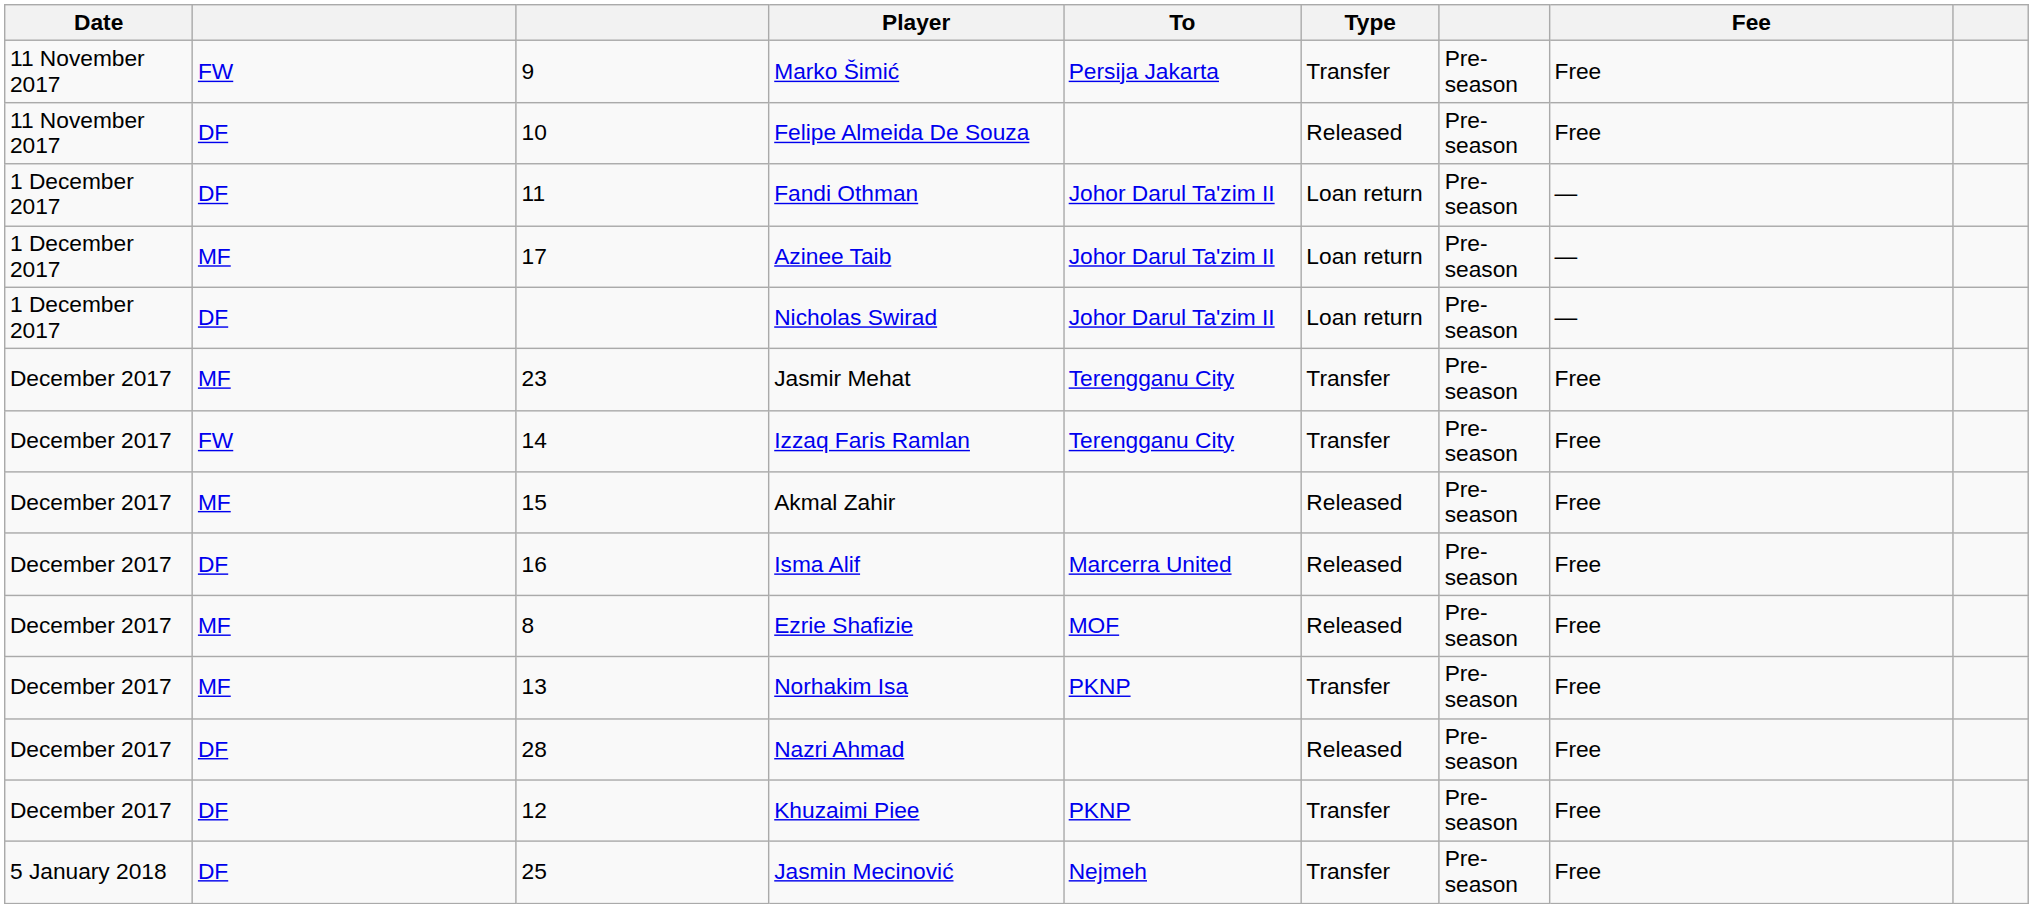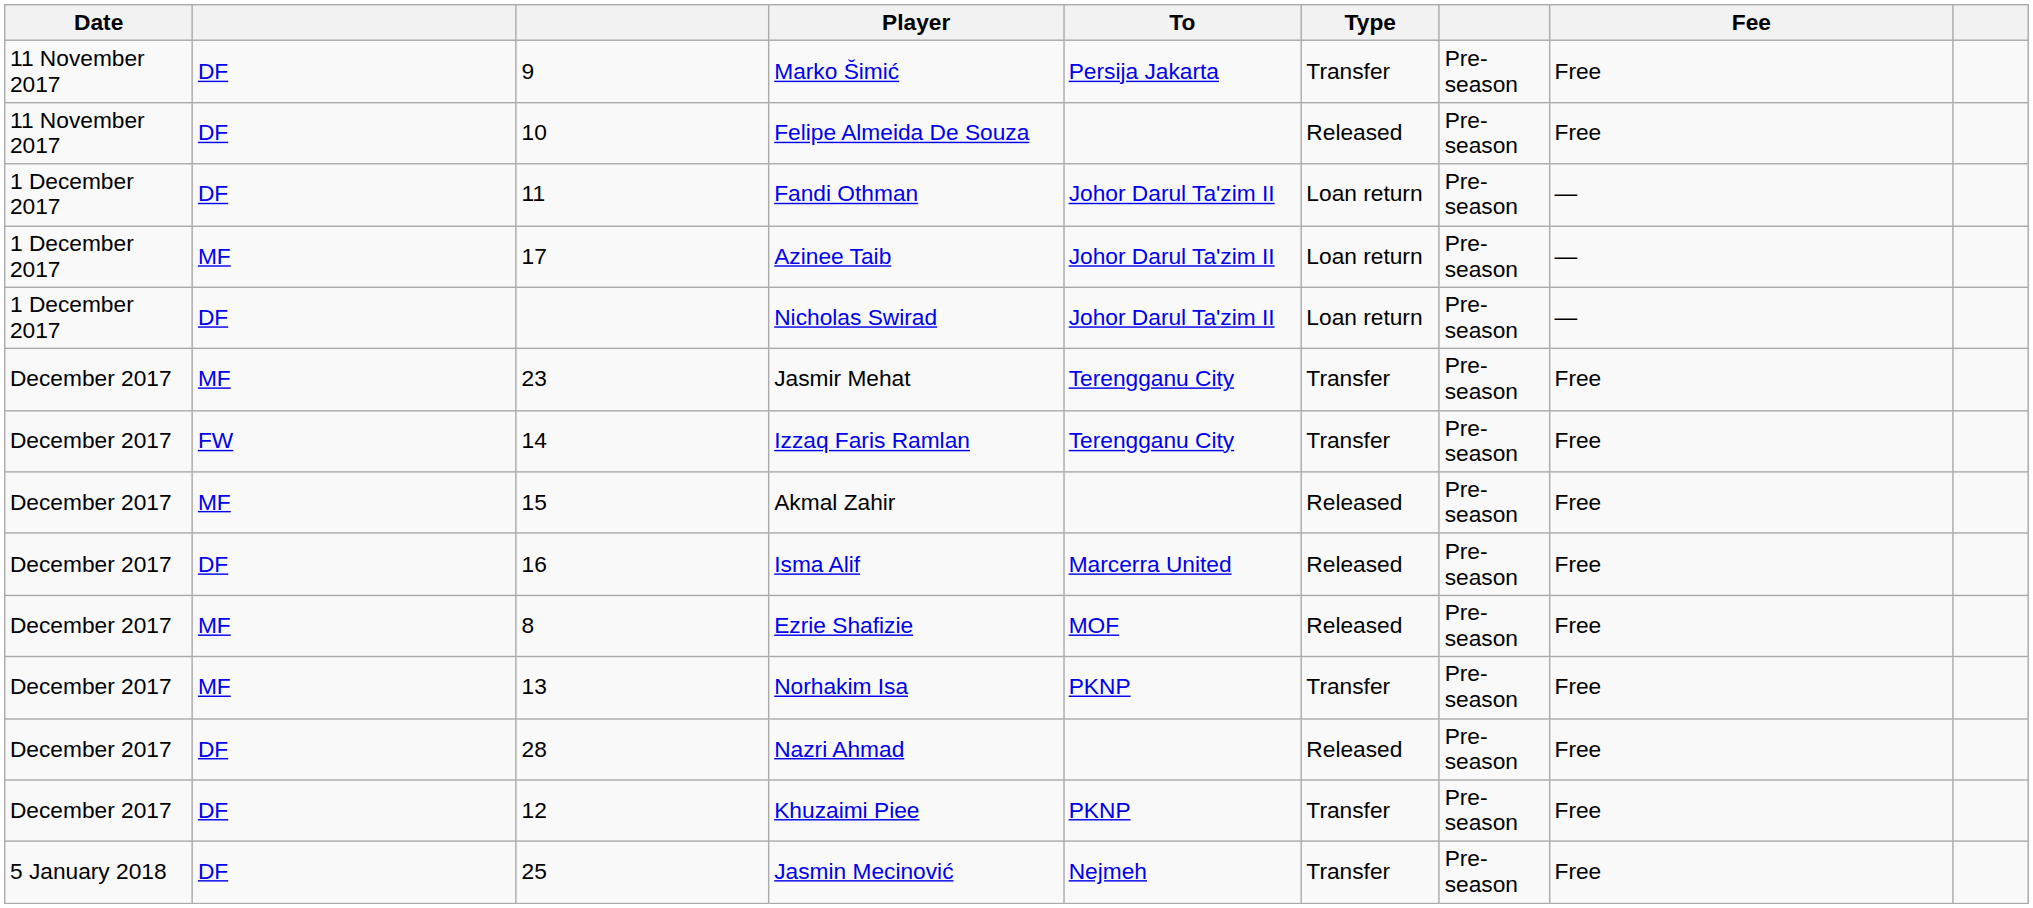(216, 71) FW -> (213, 71) DF
